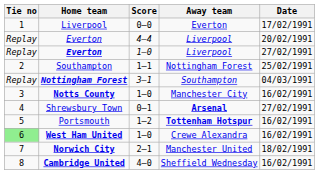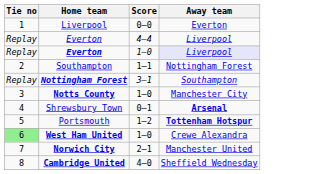- column: (287, 11)
(209, 53) no background -> (209, 53) lavender background
